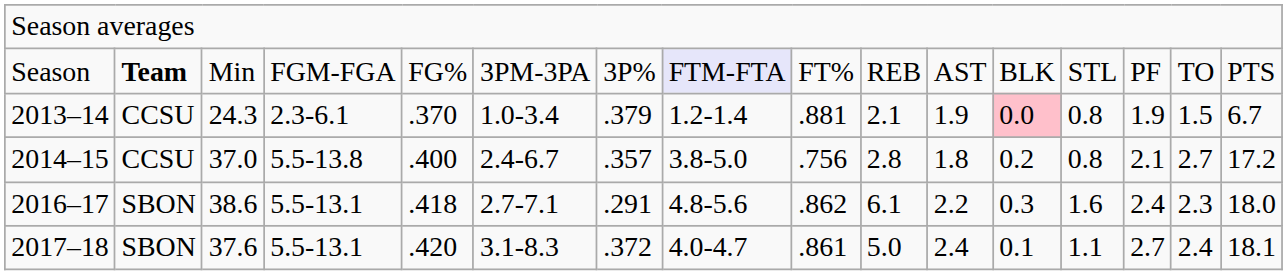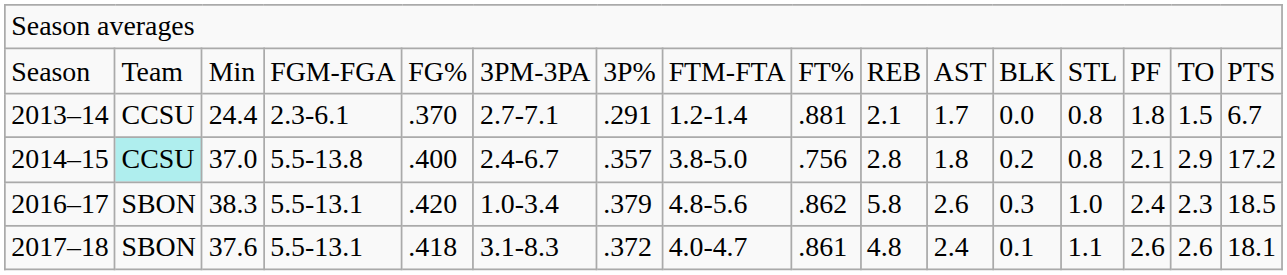(154, 70) bold -> (152, 70) normal
(727, 70) lavender background -> (727, 70) no background
(233, 114) 24.3 -> (233, 114) 24.4
(519, 114) 1.0-3.4 -> (519, 114) 2.7-7.1
(628, 114) .379 -> (628, 114) .291
(951, 114) 1.9 -> (951, 114) 1.7
(1017, 114) pink background -> (1017, 114) no background
(1148, 114) 1.9 -> (1148, 114) 1.8
(158, 159) no background -> (158, 159) paleturquoise background
(1195, 159) 2.7 -> (1195, 159) 2.9
(233, 203) 38.6 -> (233, 203) 38.3
(433, 203) .418 -> (433, 203) .420
(519, 203) 2.7-7.1 -> (519, 203) 1.0-3.4
(628, 203) .291 -> (628, 203) .379
(884, 203) 6.1 -> (884, 203) 5.8
(951, 203) 2.2 -> (951, 203) 2.6
(1085, 203) 1.6 -> (1085, 203) 1.0
(1252, 203) 18.0 -> (1252, 203) 18.5
(433, 247) .420 -> (433, 247) .418
(884, 247) 5.0 -> (884, 247) 4.8
(1148, 247) 2.7 -> (1148, 247) 2.6
(1195, 247) 2.4 -> (1195, 247) 2.6
